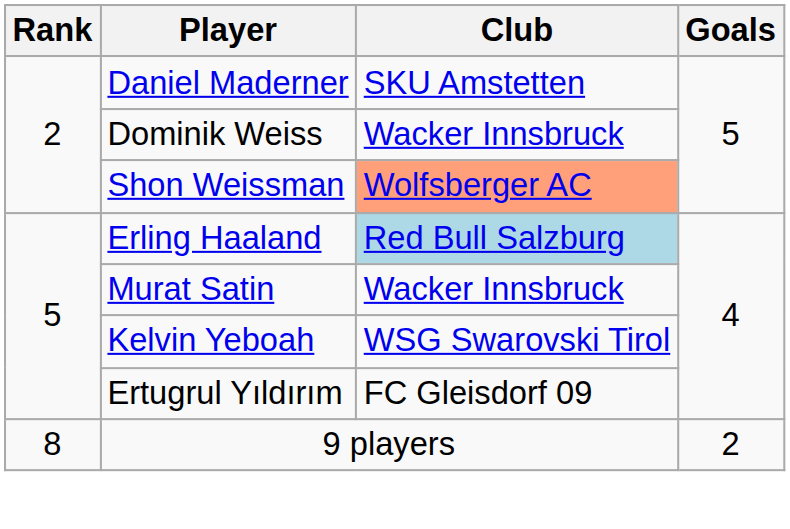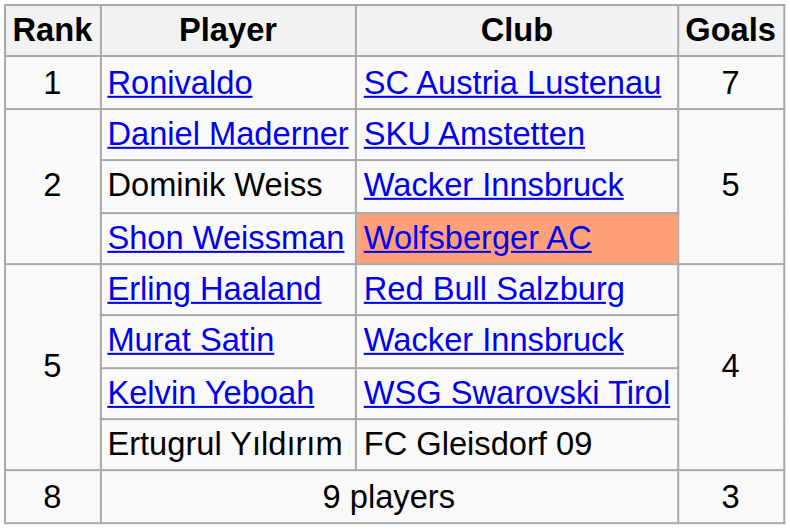+ row: (180, 82)
(494, 237) lightblue background -> (494, 289) no background
(731, 444) 2 -> (731, 496) 3
